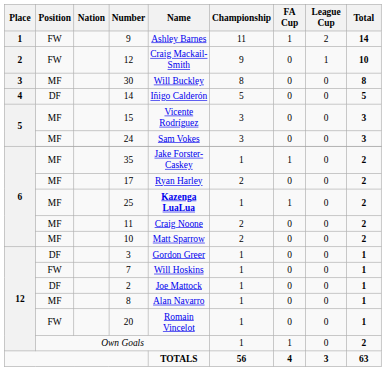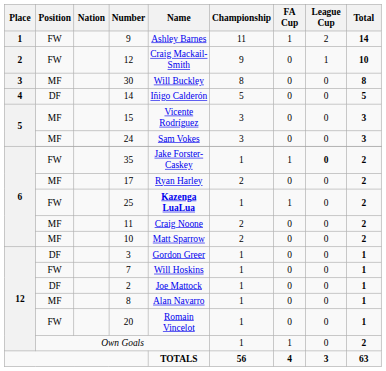(55, 160) MF -> (55, 160) FW
(326, 160) normal -> (326, 160) bold
(55, 202) MF -> (55, 202) FW
